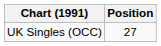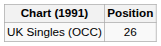(130, 32) 27 -> (130, 32) 26
